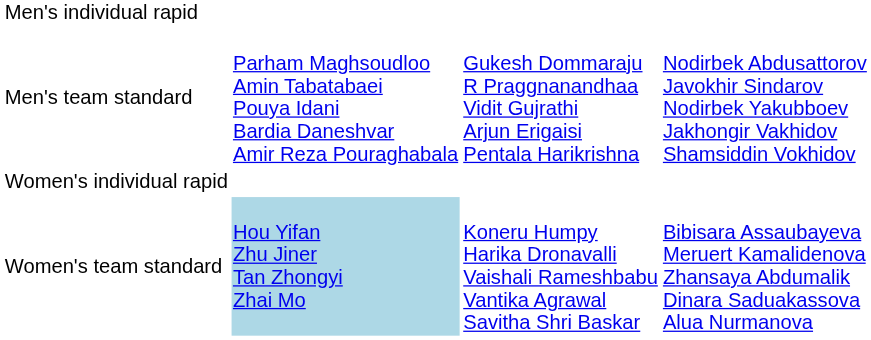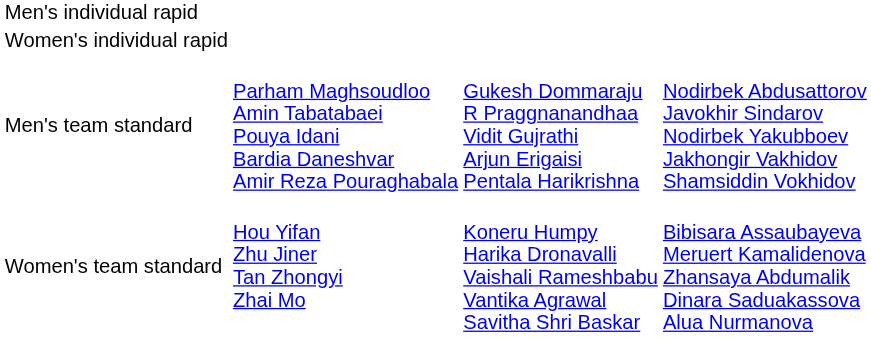rows swapped: (99, 97) <-> (116, 181)
(288, 266) lightblue background -> (288, 266) no background
